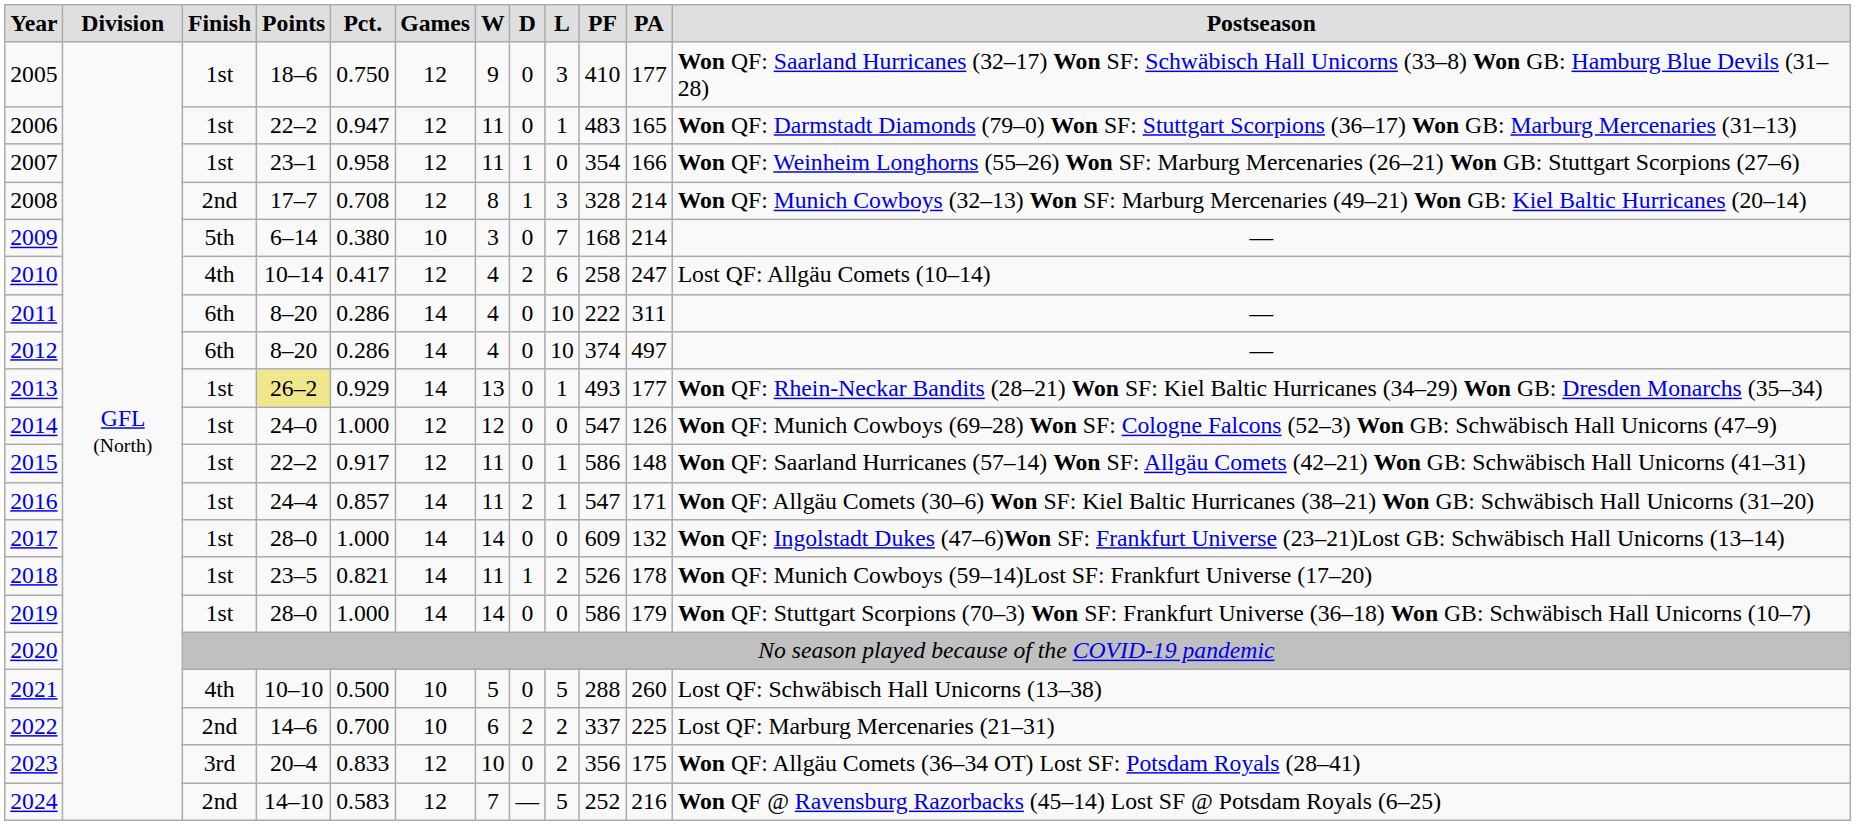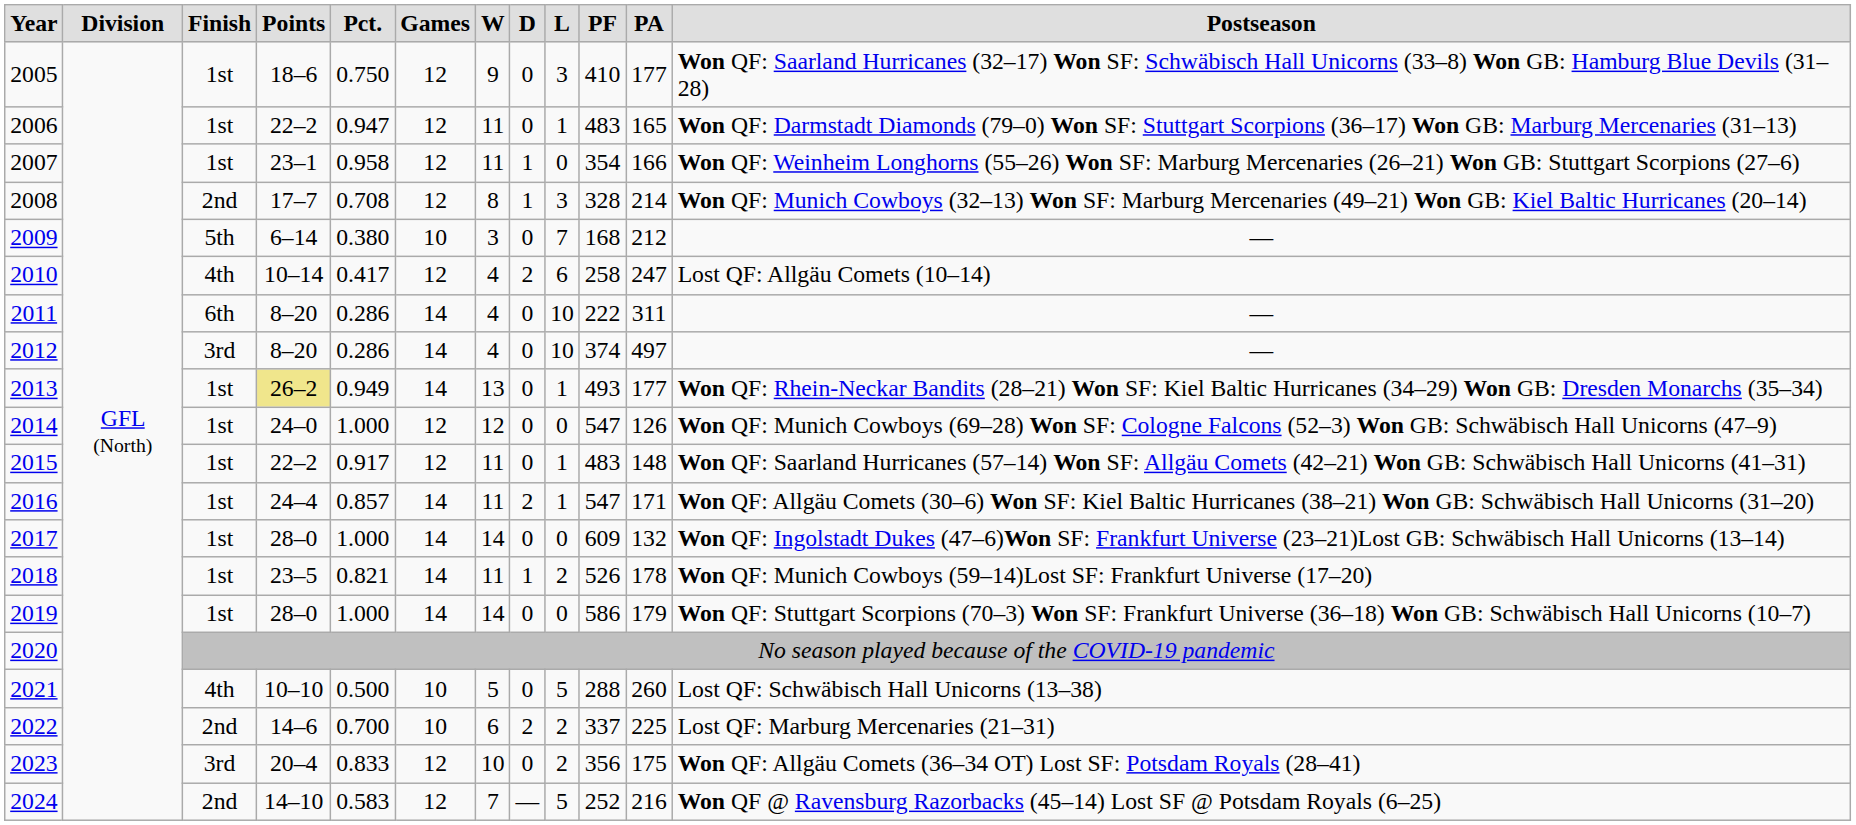(649, 237) 214 -> (649, 237) 212
(220, 350) 6th -> (220, 350) 3rd
(363, 387) 0.929 -> (363, 387) 0.949
(603, 463) 586 -> (603, 463) 483
